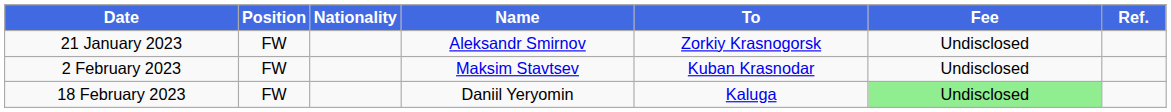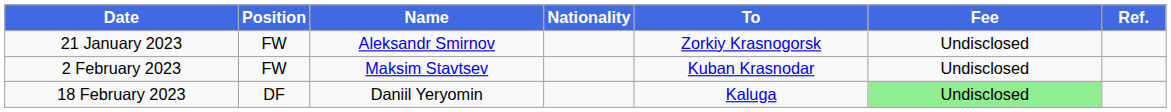columns swapped: (355, 18) <-> (518, 18)
(274, 95) FW -> (274, 95) DF
